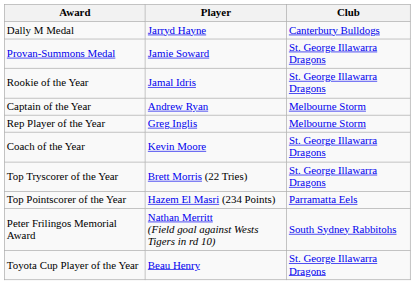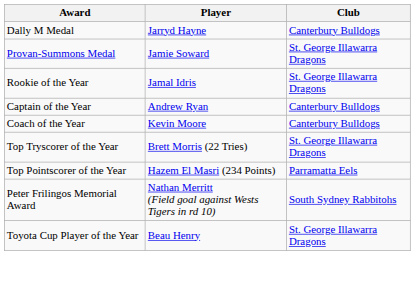(327, 106) Melbourne Storm -> (334, 106) Canterbury Bulldogs
- row: (56, 123)
(333, 147) St. George Illawarra Dragons -> (334, 123) Canterbury Bulldogs
